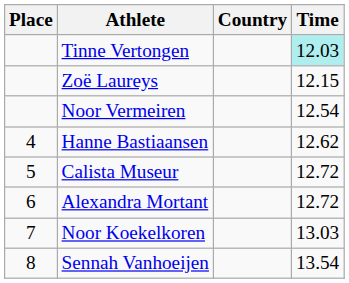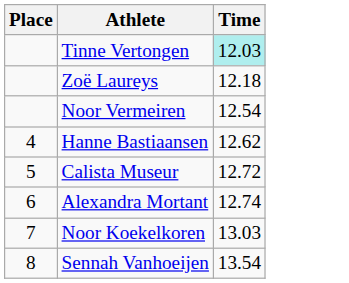- column: (252, 19)
(318, 80) 12.15 -> (239, 80) 12.18
(318, 202) 12.72 -> (239, 202) 12.74
